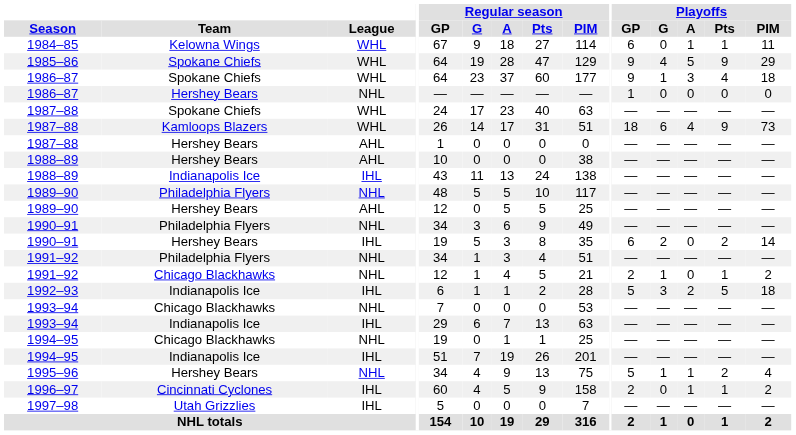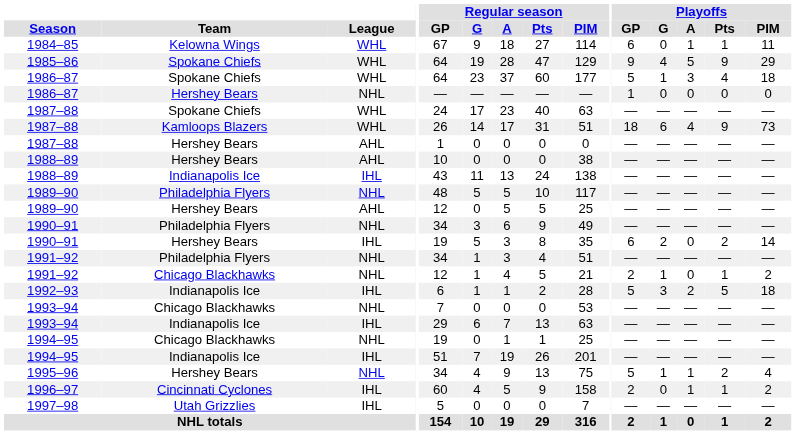(631, 77) 9 -> (631, 77) 5
